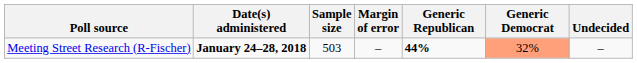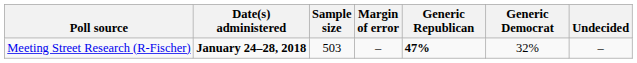(417, 48) 44% -> (417, 48) 47%
(527, 48) lightsalmon background -> (527, 48) no background
